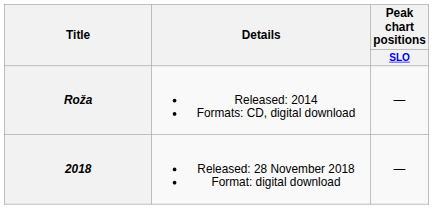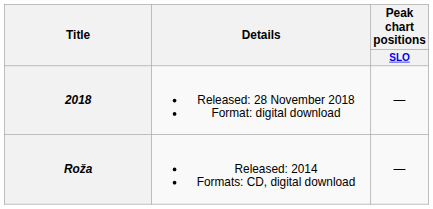rows swapped: (78, 100) <-> (78, 169)
